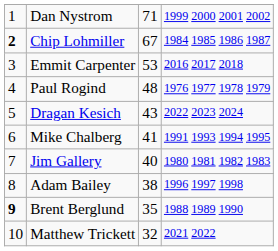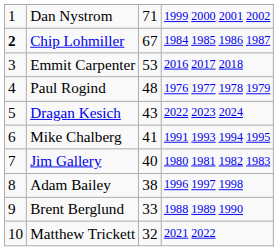(12, 209) bold -> (12, 209) normal
(150, 209) 35 -> (150, 209) 33
